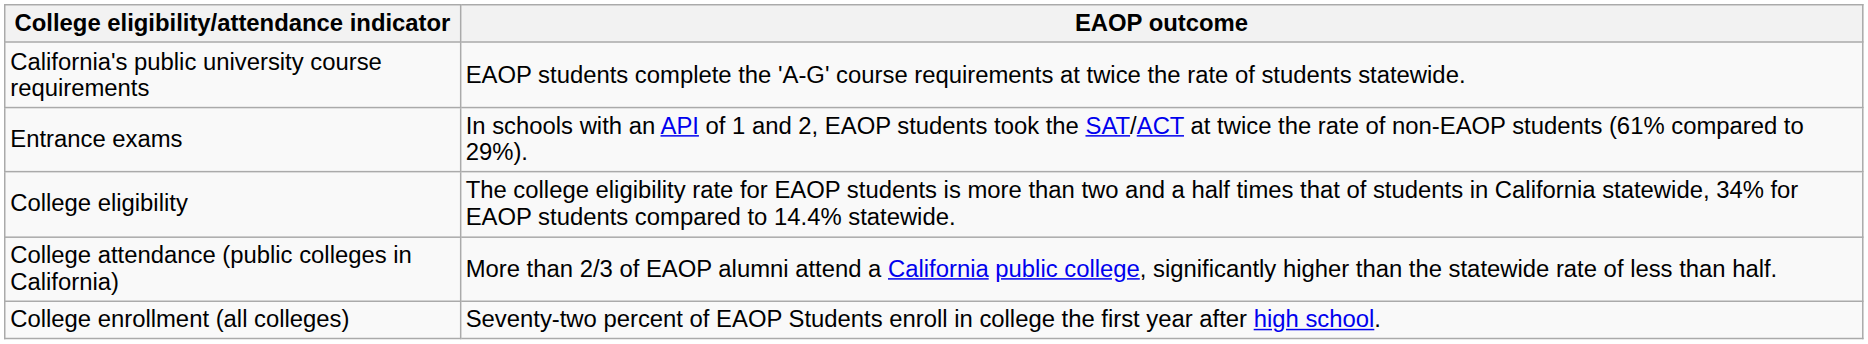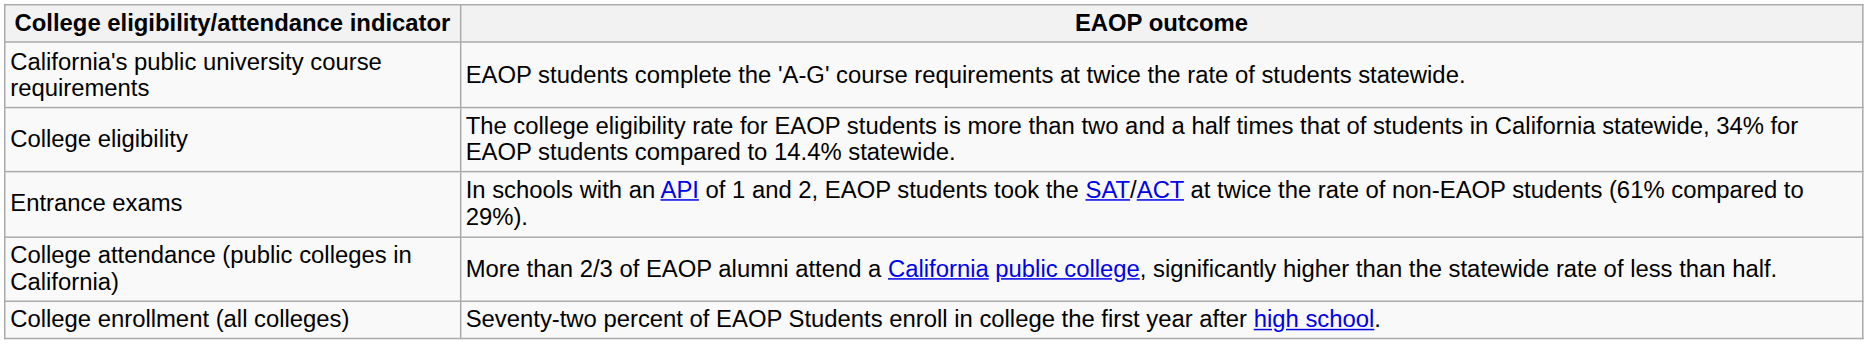rows swapped: (96, 139) <-> (99, 203)
